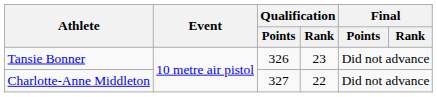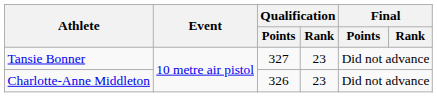(279, 58) 326 -> (279, 58) 327
(279, 81) 327 -> (279, 81) 326
(319, 81) 22 -> (319, 81) 23
